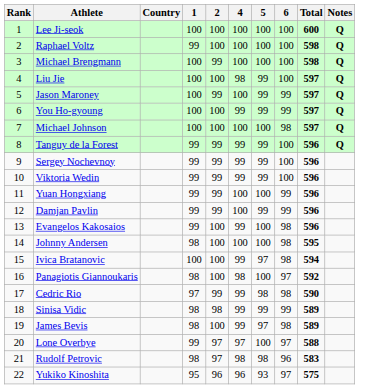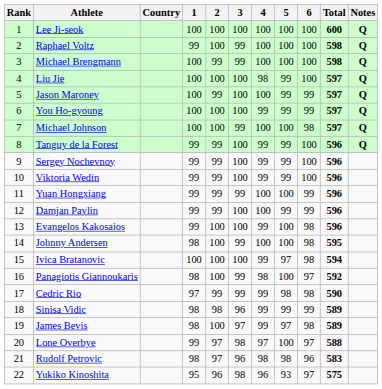+ column: (240, 12)
